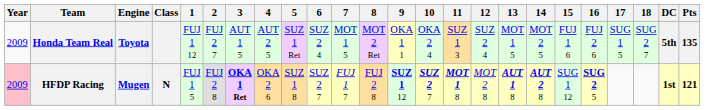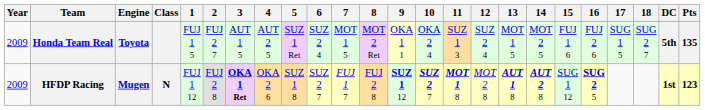(192, 41) FUJ 1 12 -> (192, 41) FUJ 1 5
(17, 84) pink background -> (17, 84) no background
(192, 83) FUJ 1 5 -> (192, 83) FUJ 1 12
(689, 84) 121 -> (689, 84) 123
